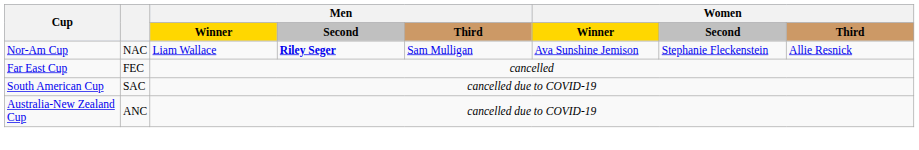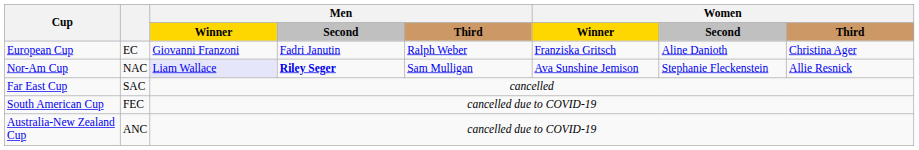+ row: (40, 50)
(184, 50) no background -> (184, 68) lavender background
(133, 68) FEC -> (134, 86) SAC
(134, 86) SAC -> (133, 104) FEC
